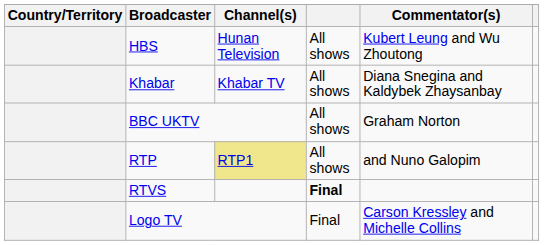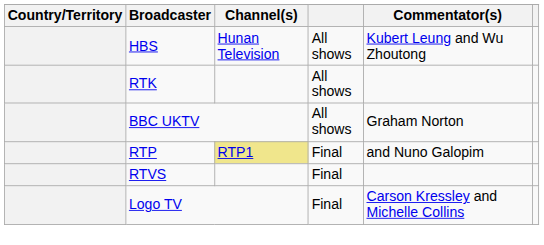- row: (152, 84)
+ row: (143, 84)
(329, 160) All shows -> (327, 152) Final
(326, 190) bold -> (327, 174) normal
